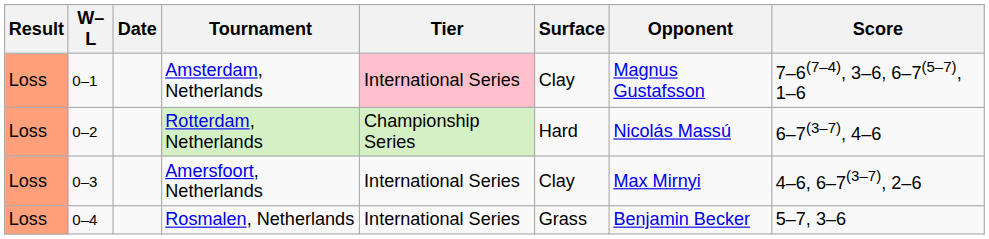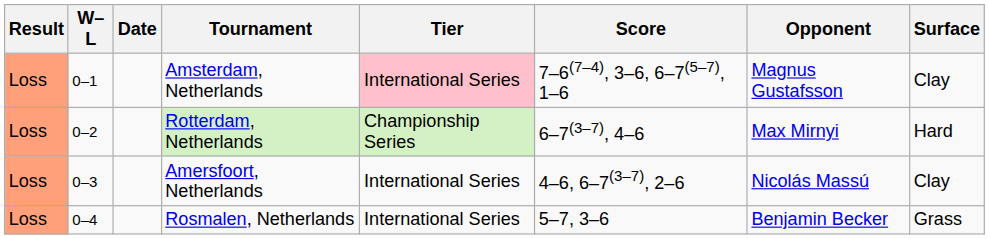columns swapped: (572, 29) <-> (878, 29)
(672, 131) Nicolás Massú -> (795, 131) Max Mirnyi
(657, 180) Max Mirnyi -> (810, 180) Nicolás Massú
